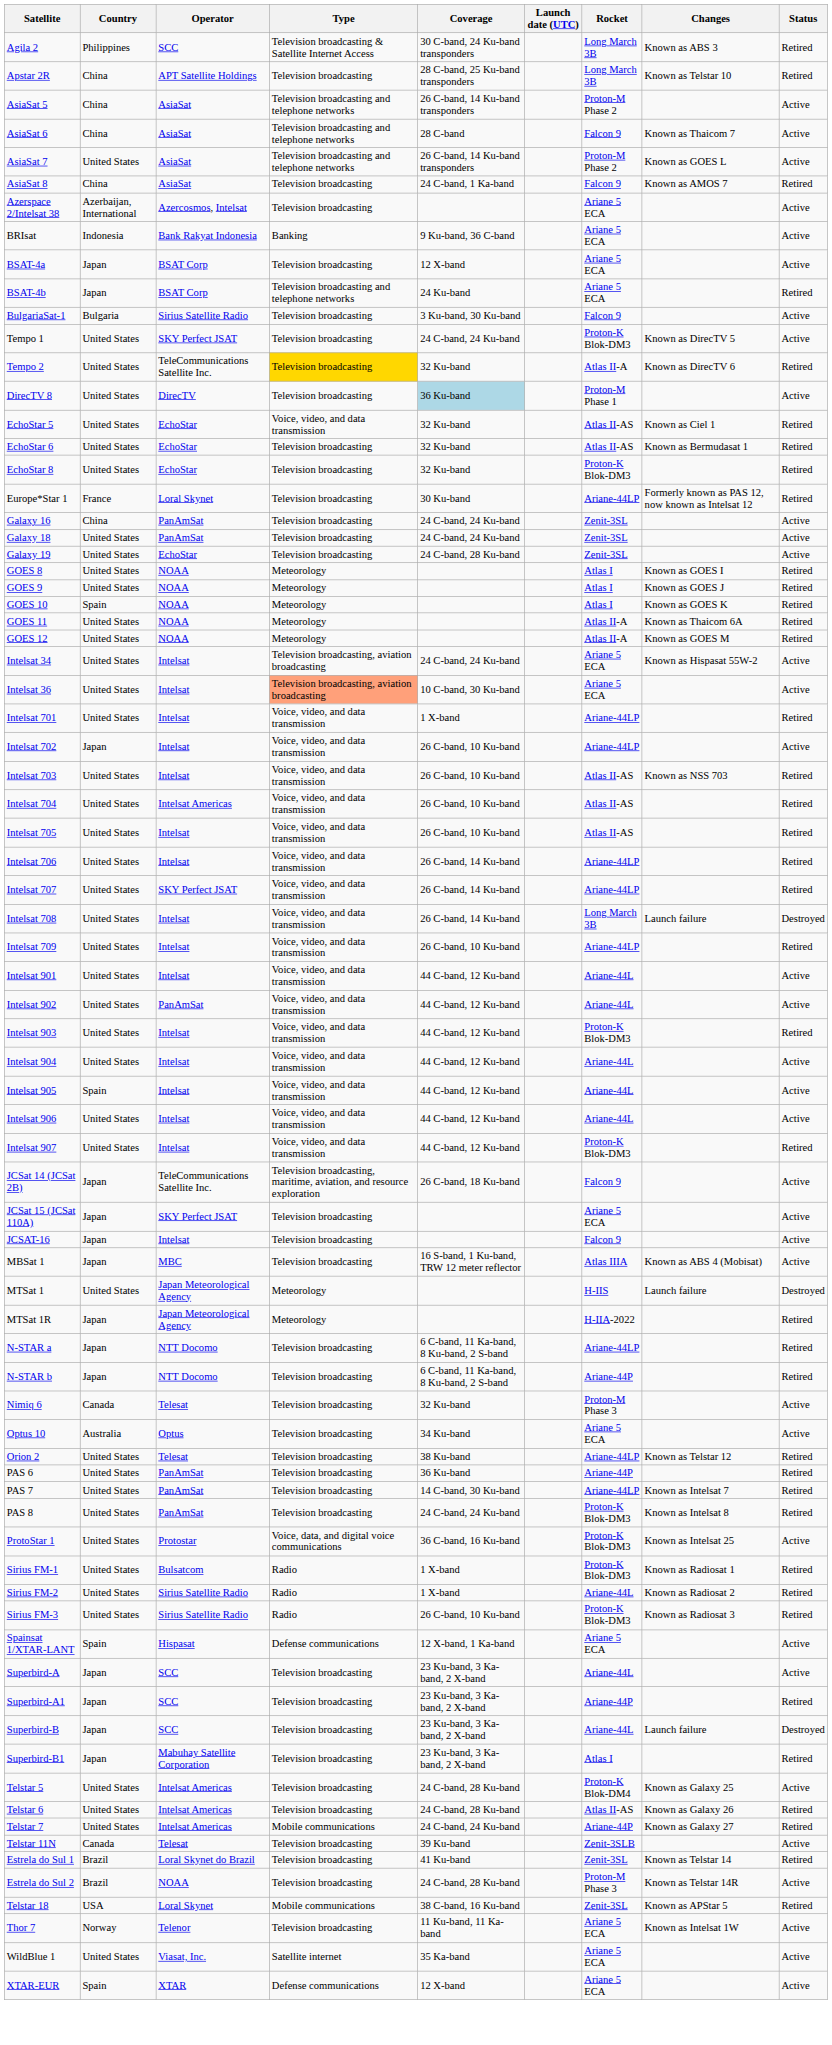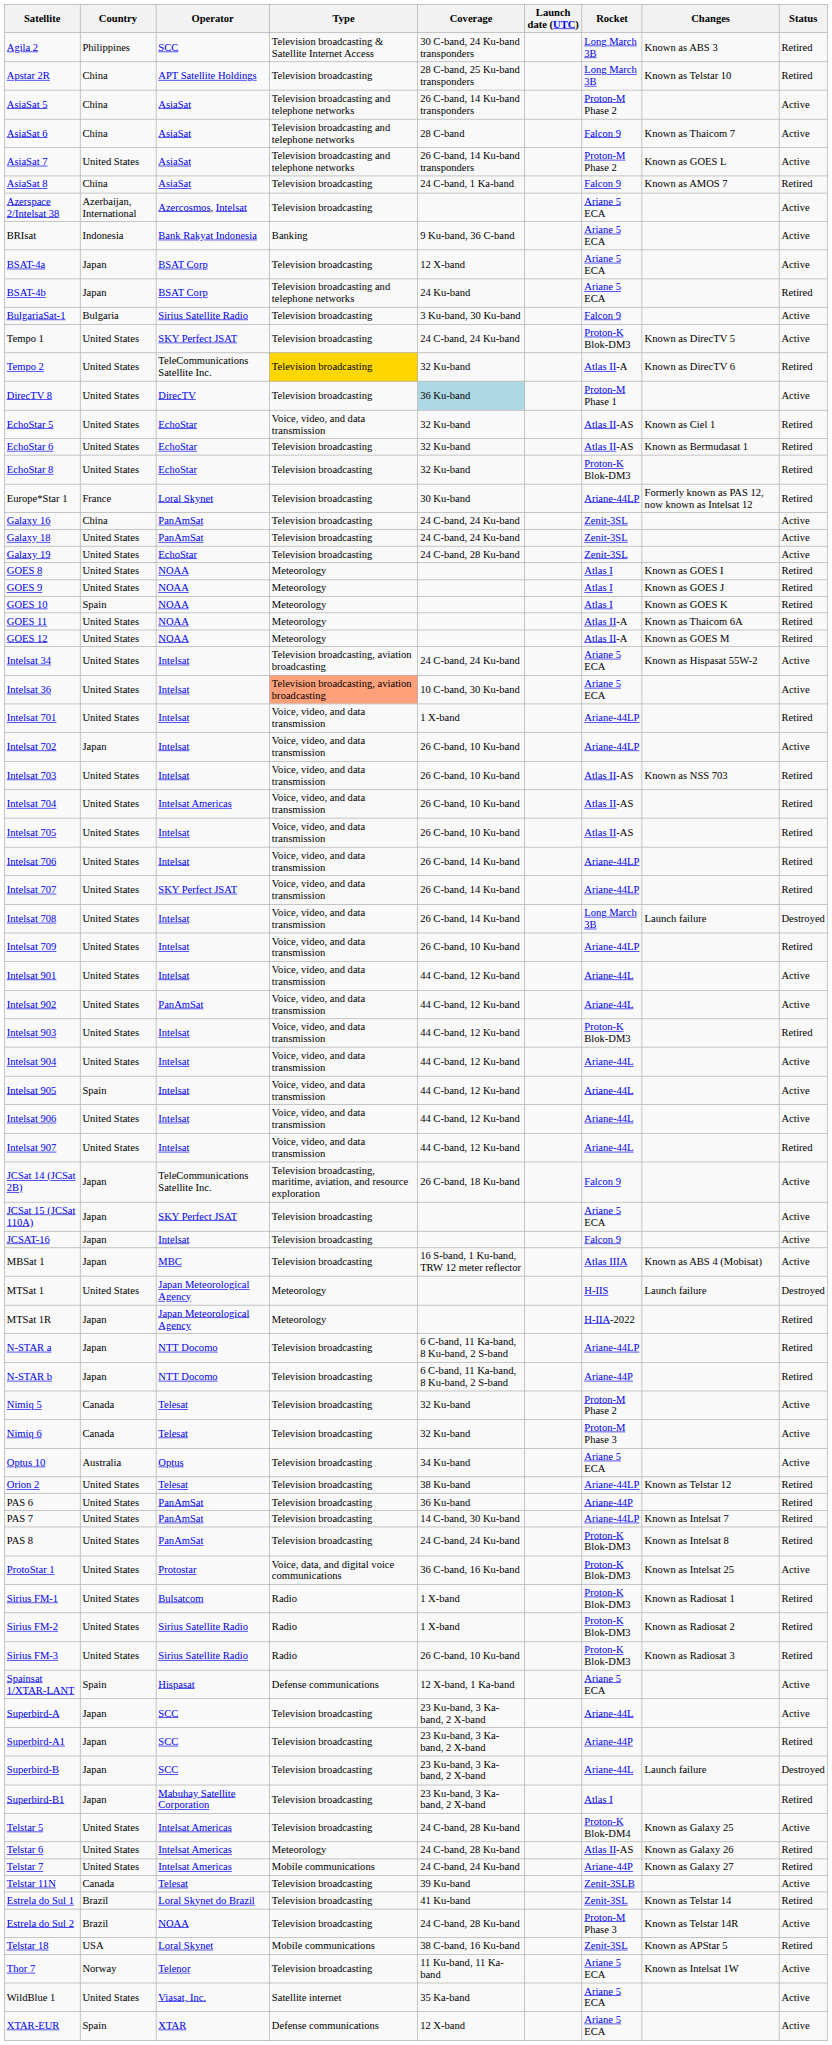(607, 1147) Proton-K Blok-DM3 -> (609, 1147) Ariane-44L
+ row: (24, 1405)
(609, 1592) Ariane-44L -> (607, 1627) Proton-K Blok-DM3
(322, 1809) Television broadcasting -> (299, 1850) Meteorology
